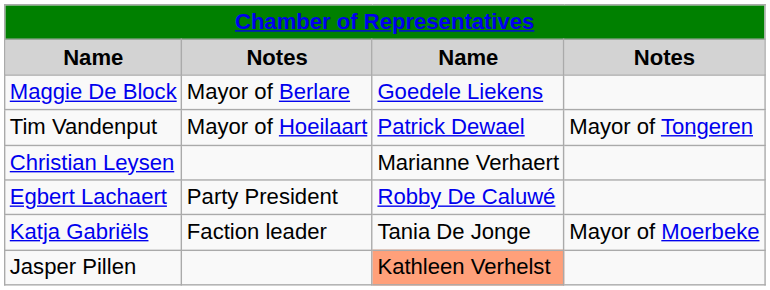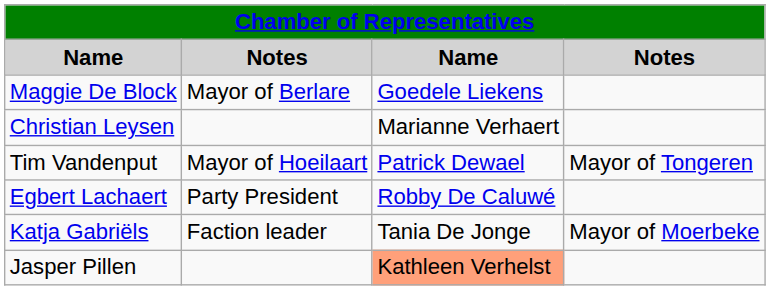rows swapped: (83, 127) <-> (92, 162)
